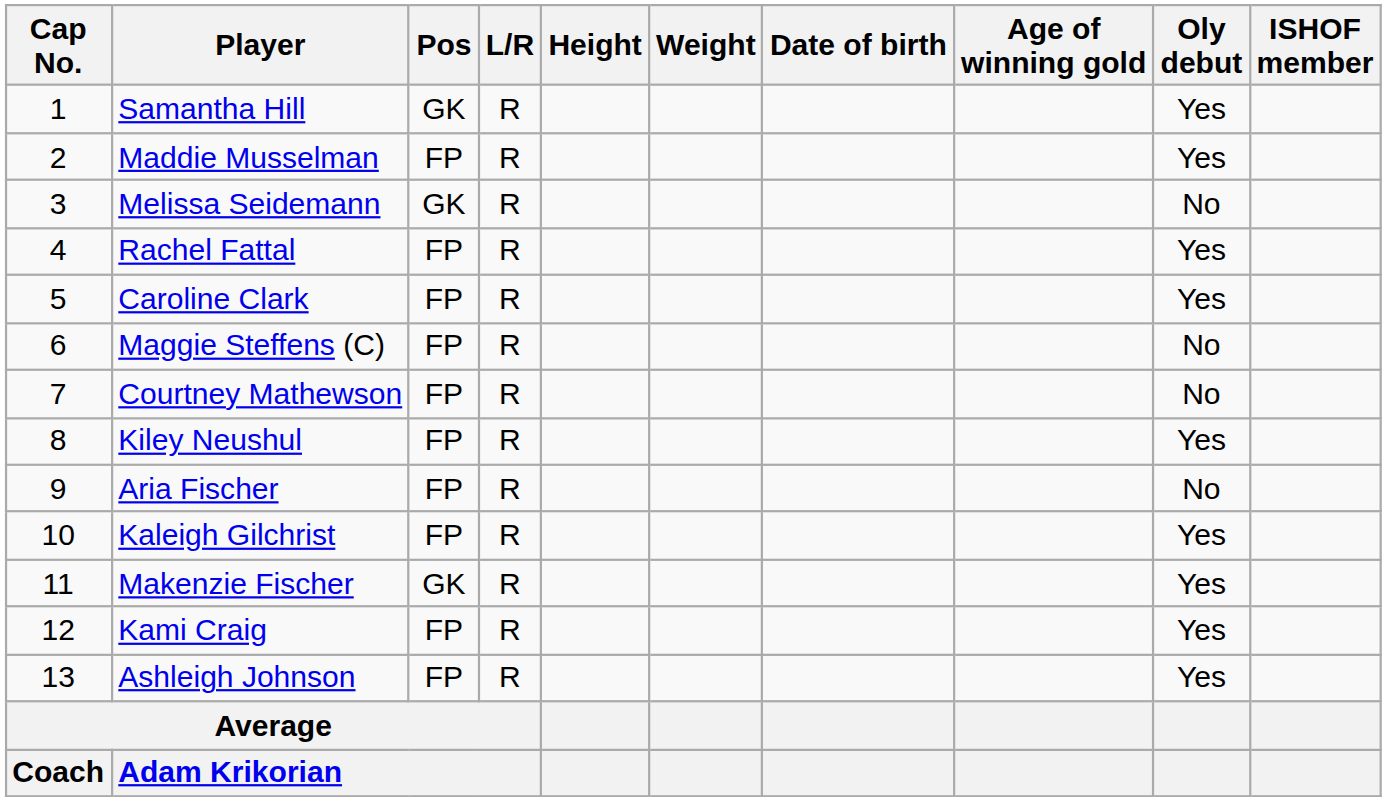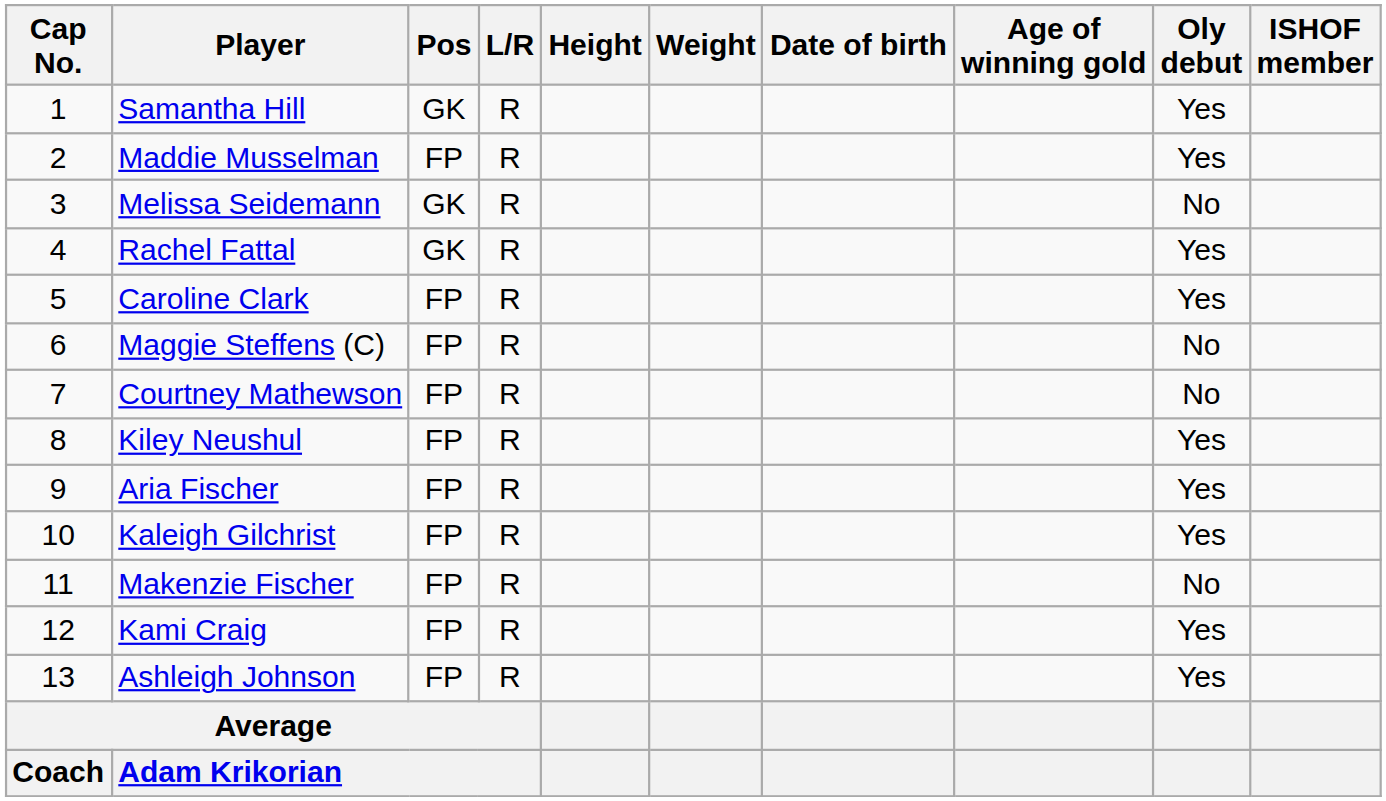(444, 251) FP -> (444, 251) GK
(1201, 488) No -> (1201, 488) Yes
(444, 583) GK -> (444, 583) FP
(1201, 583) Yes -> (1201, 583) No
